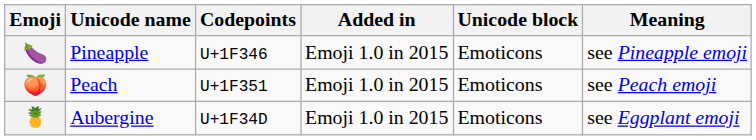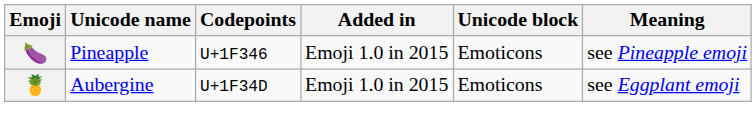- row: (35, 85)
